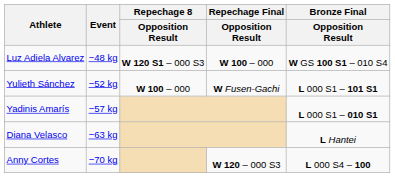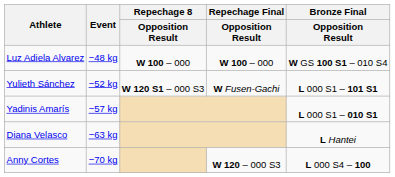(163, 63) W 120 S1 – 000 S3 -> (163, 63) W 100 – 000
(163, 89) W 100 – 000 -> (163, 89) W 120 S1 – 000 S3
